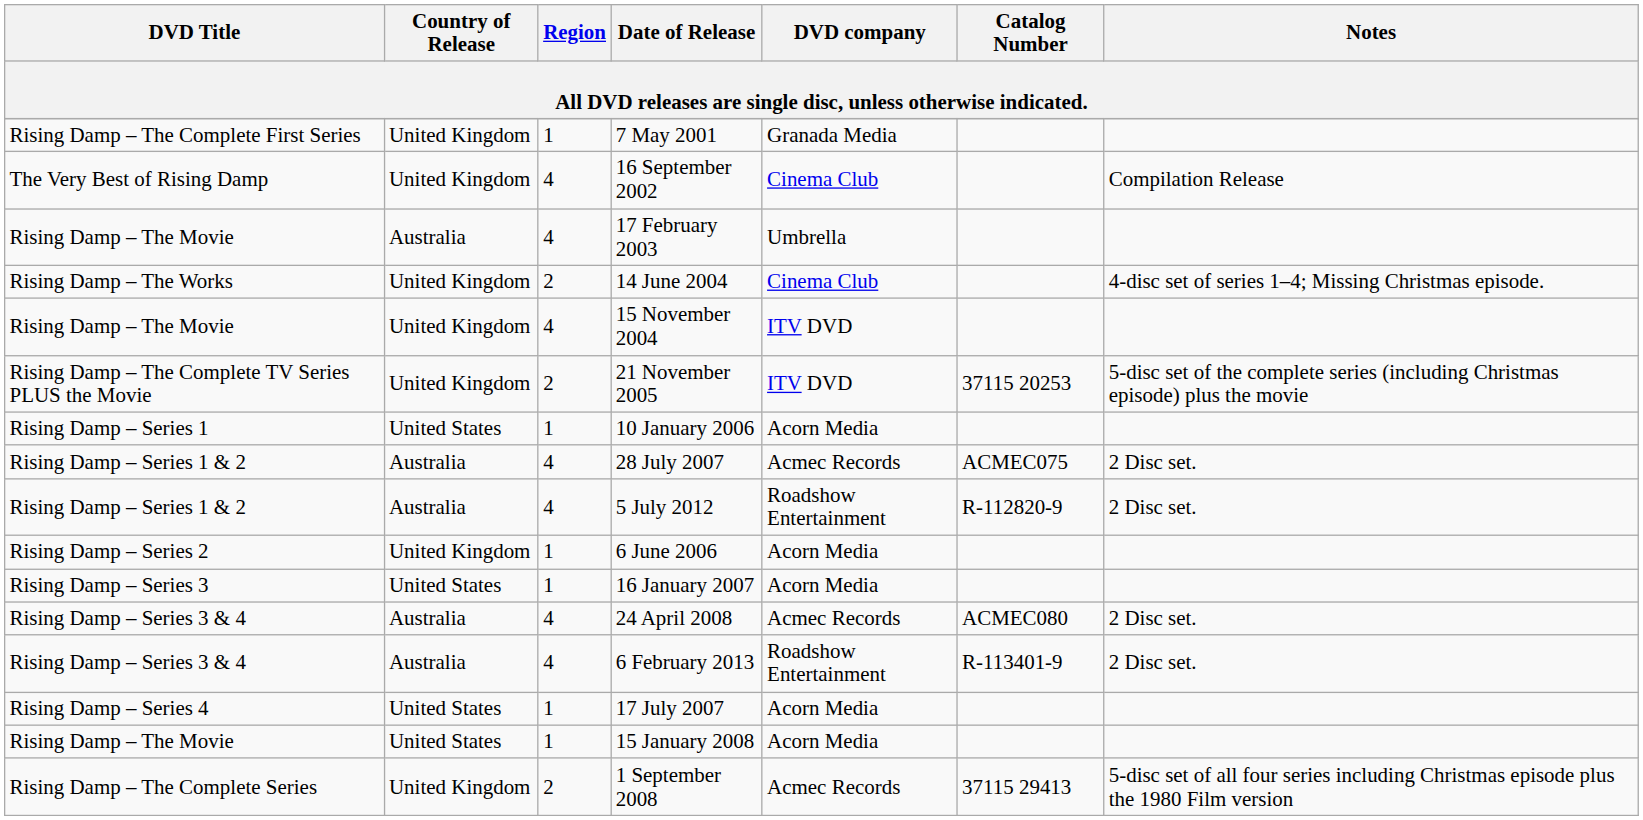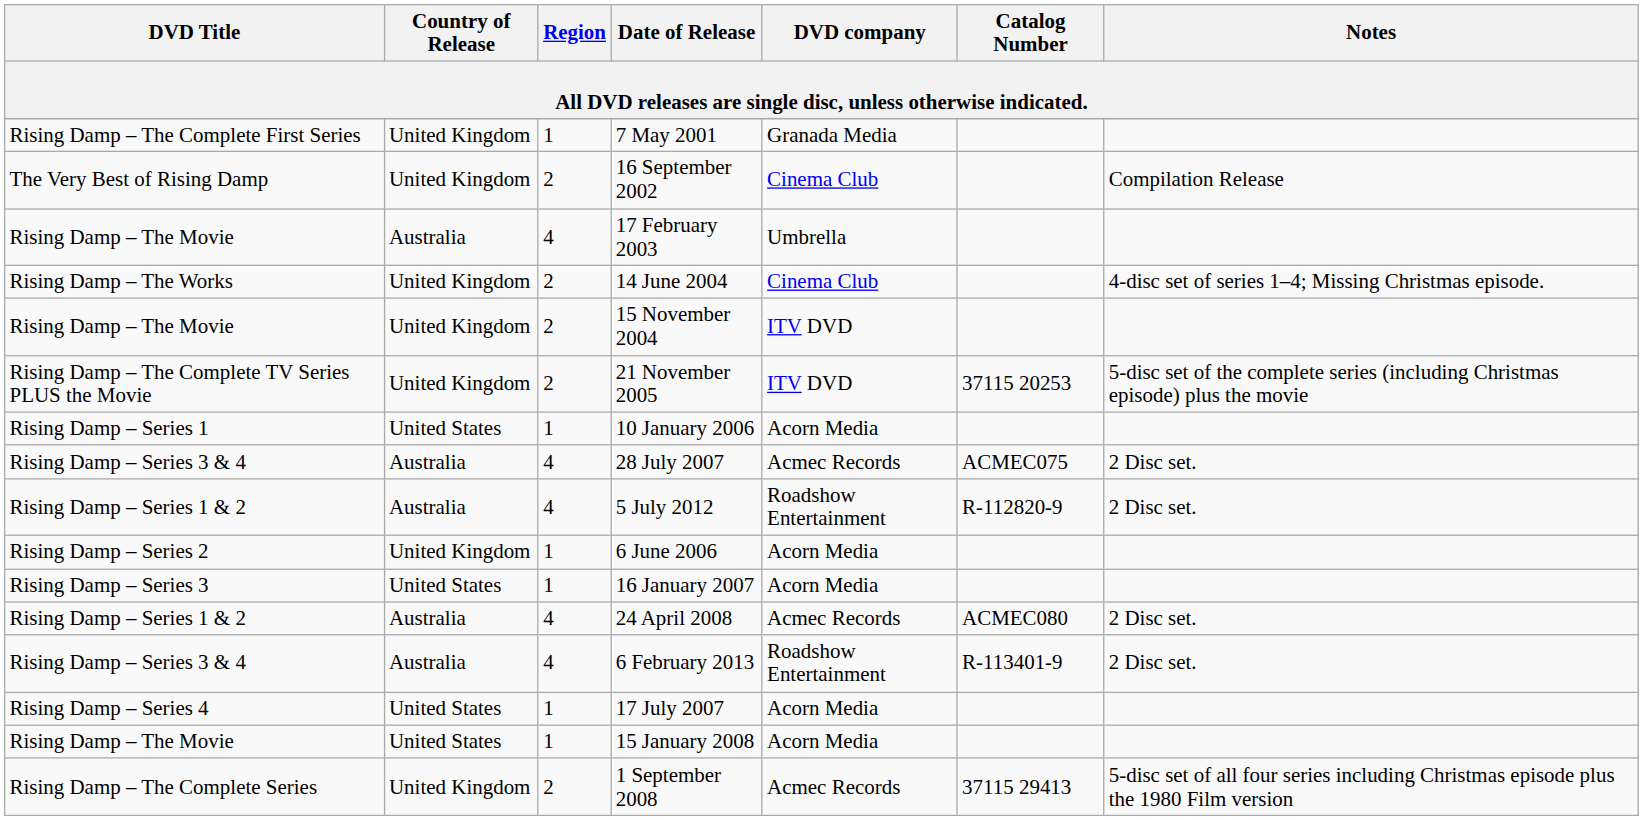(548, 179) 4 -> (548, 179) 2
(548, 326) 4 -> (548, 326) 2
(128, 461) Rising Damp – Series 1 & 2 -> (128, 461) Rising Damp – Series 3 & 4
(128, 618) Rising Damp – Series 3 & 4 -> (128, 618) Rising Damp – Series 1 & 2
